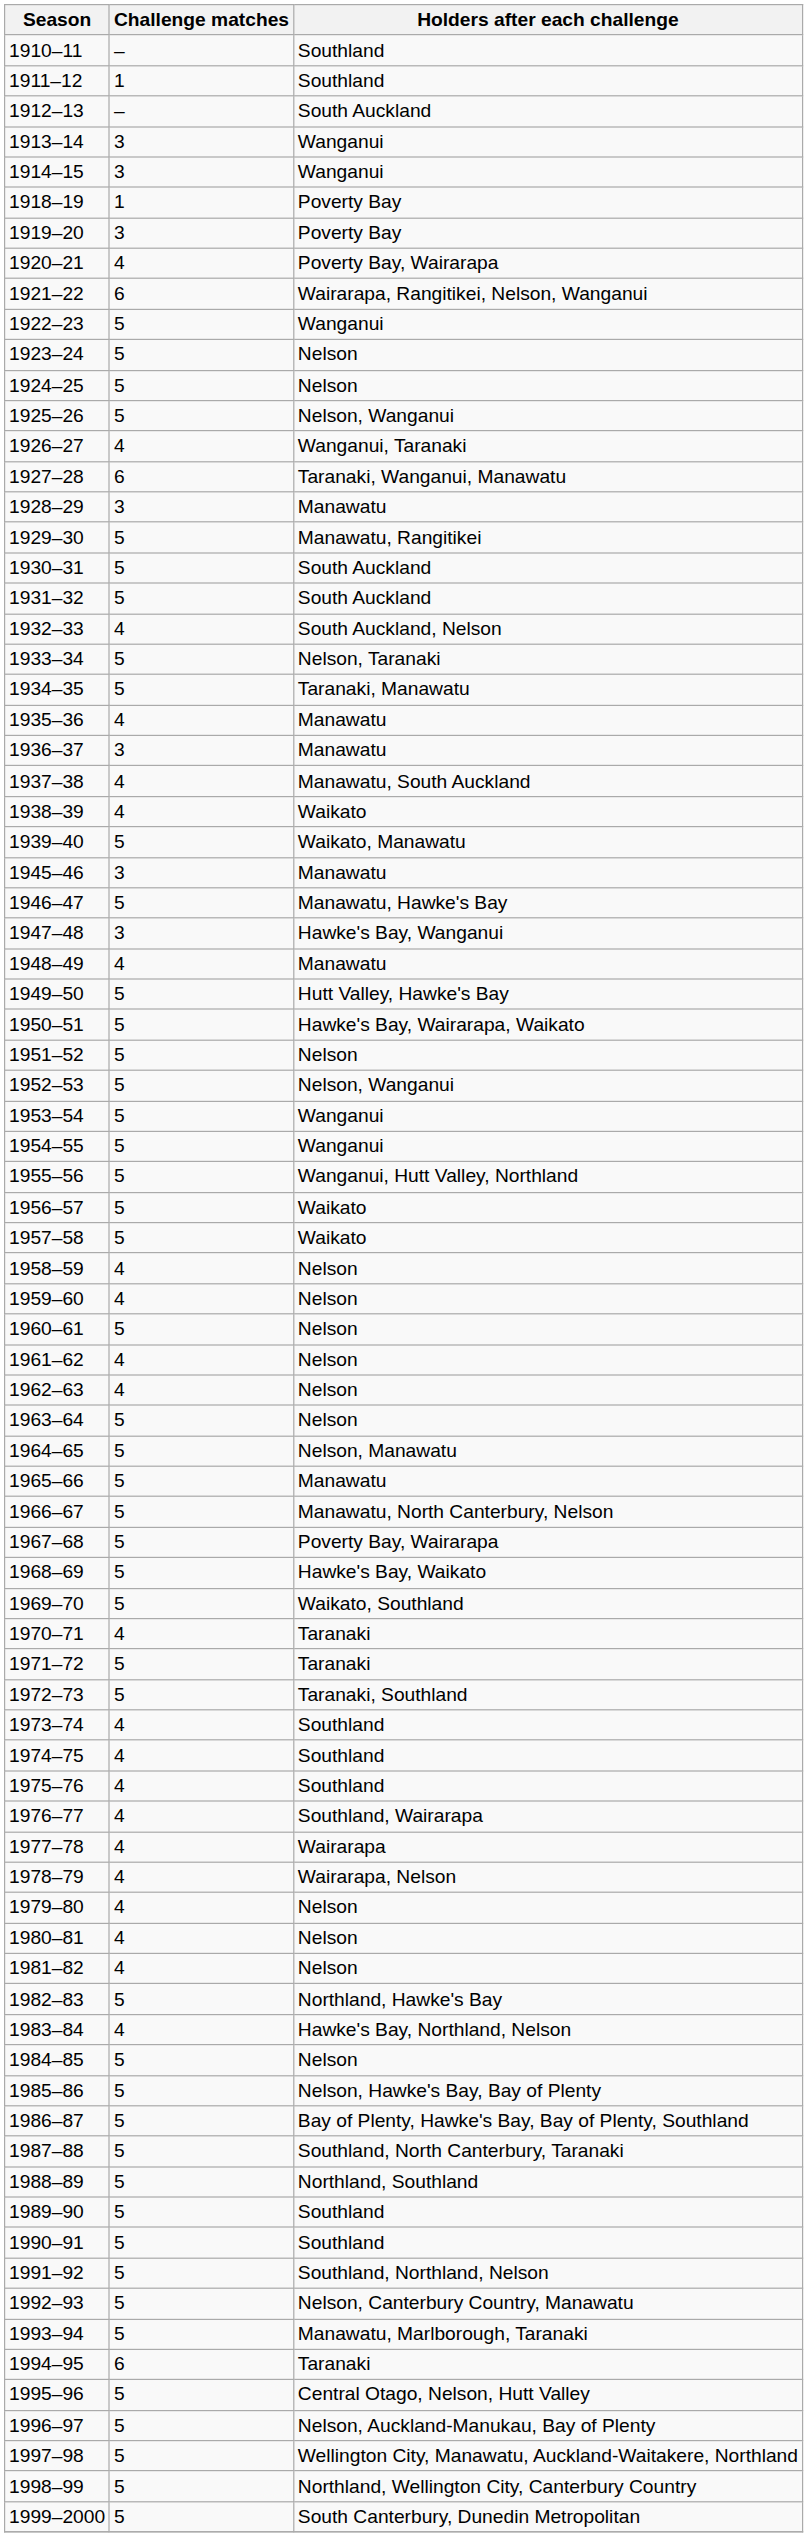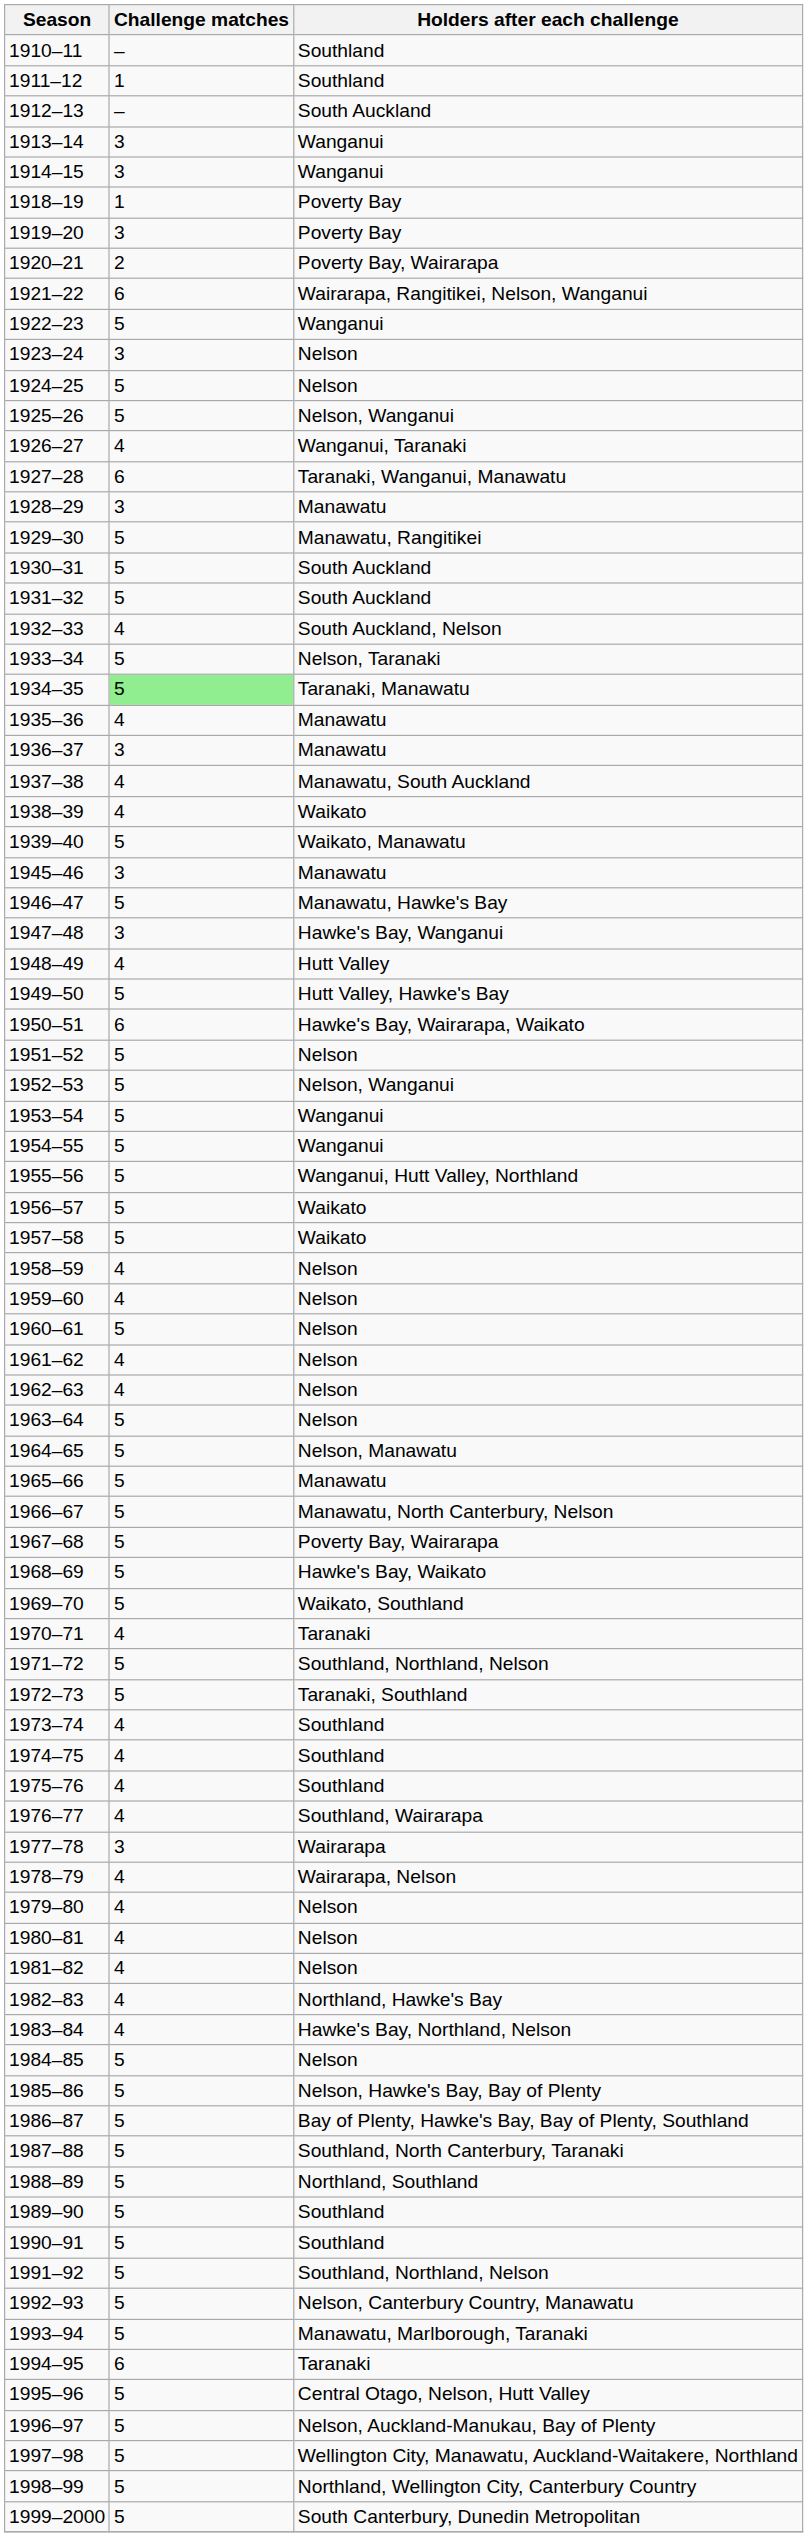(119, 263) 4 -> (119, 263) 2
(119, 354) 5 -> (119, 354) 3
(119, 689) no background -> (119, 689) lightgreen background
(342, 963) Manawatu -> (344, 963) Hutt Valley
(119, 1024) 5 -> (119, 1024) 6
(334, 1664) Taranaki -> (423, 1664) Southland, Northland, Nelson
(119, 1846) 4 -> (119, 1846) 3
(119, 1998) 5 -> (119, 1998) 4
